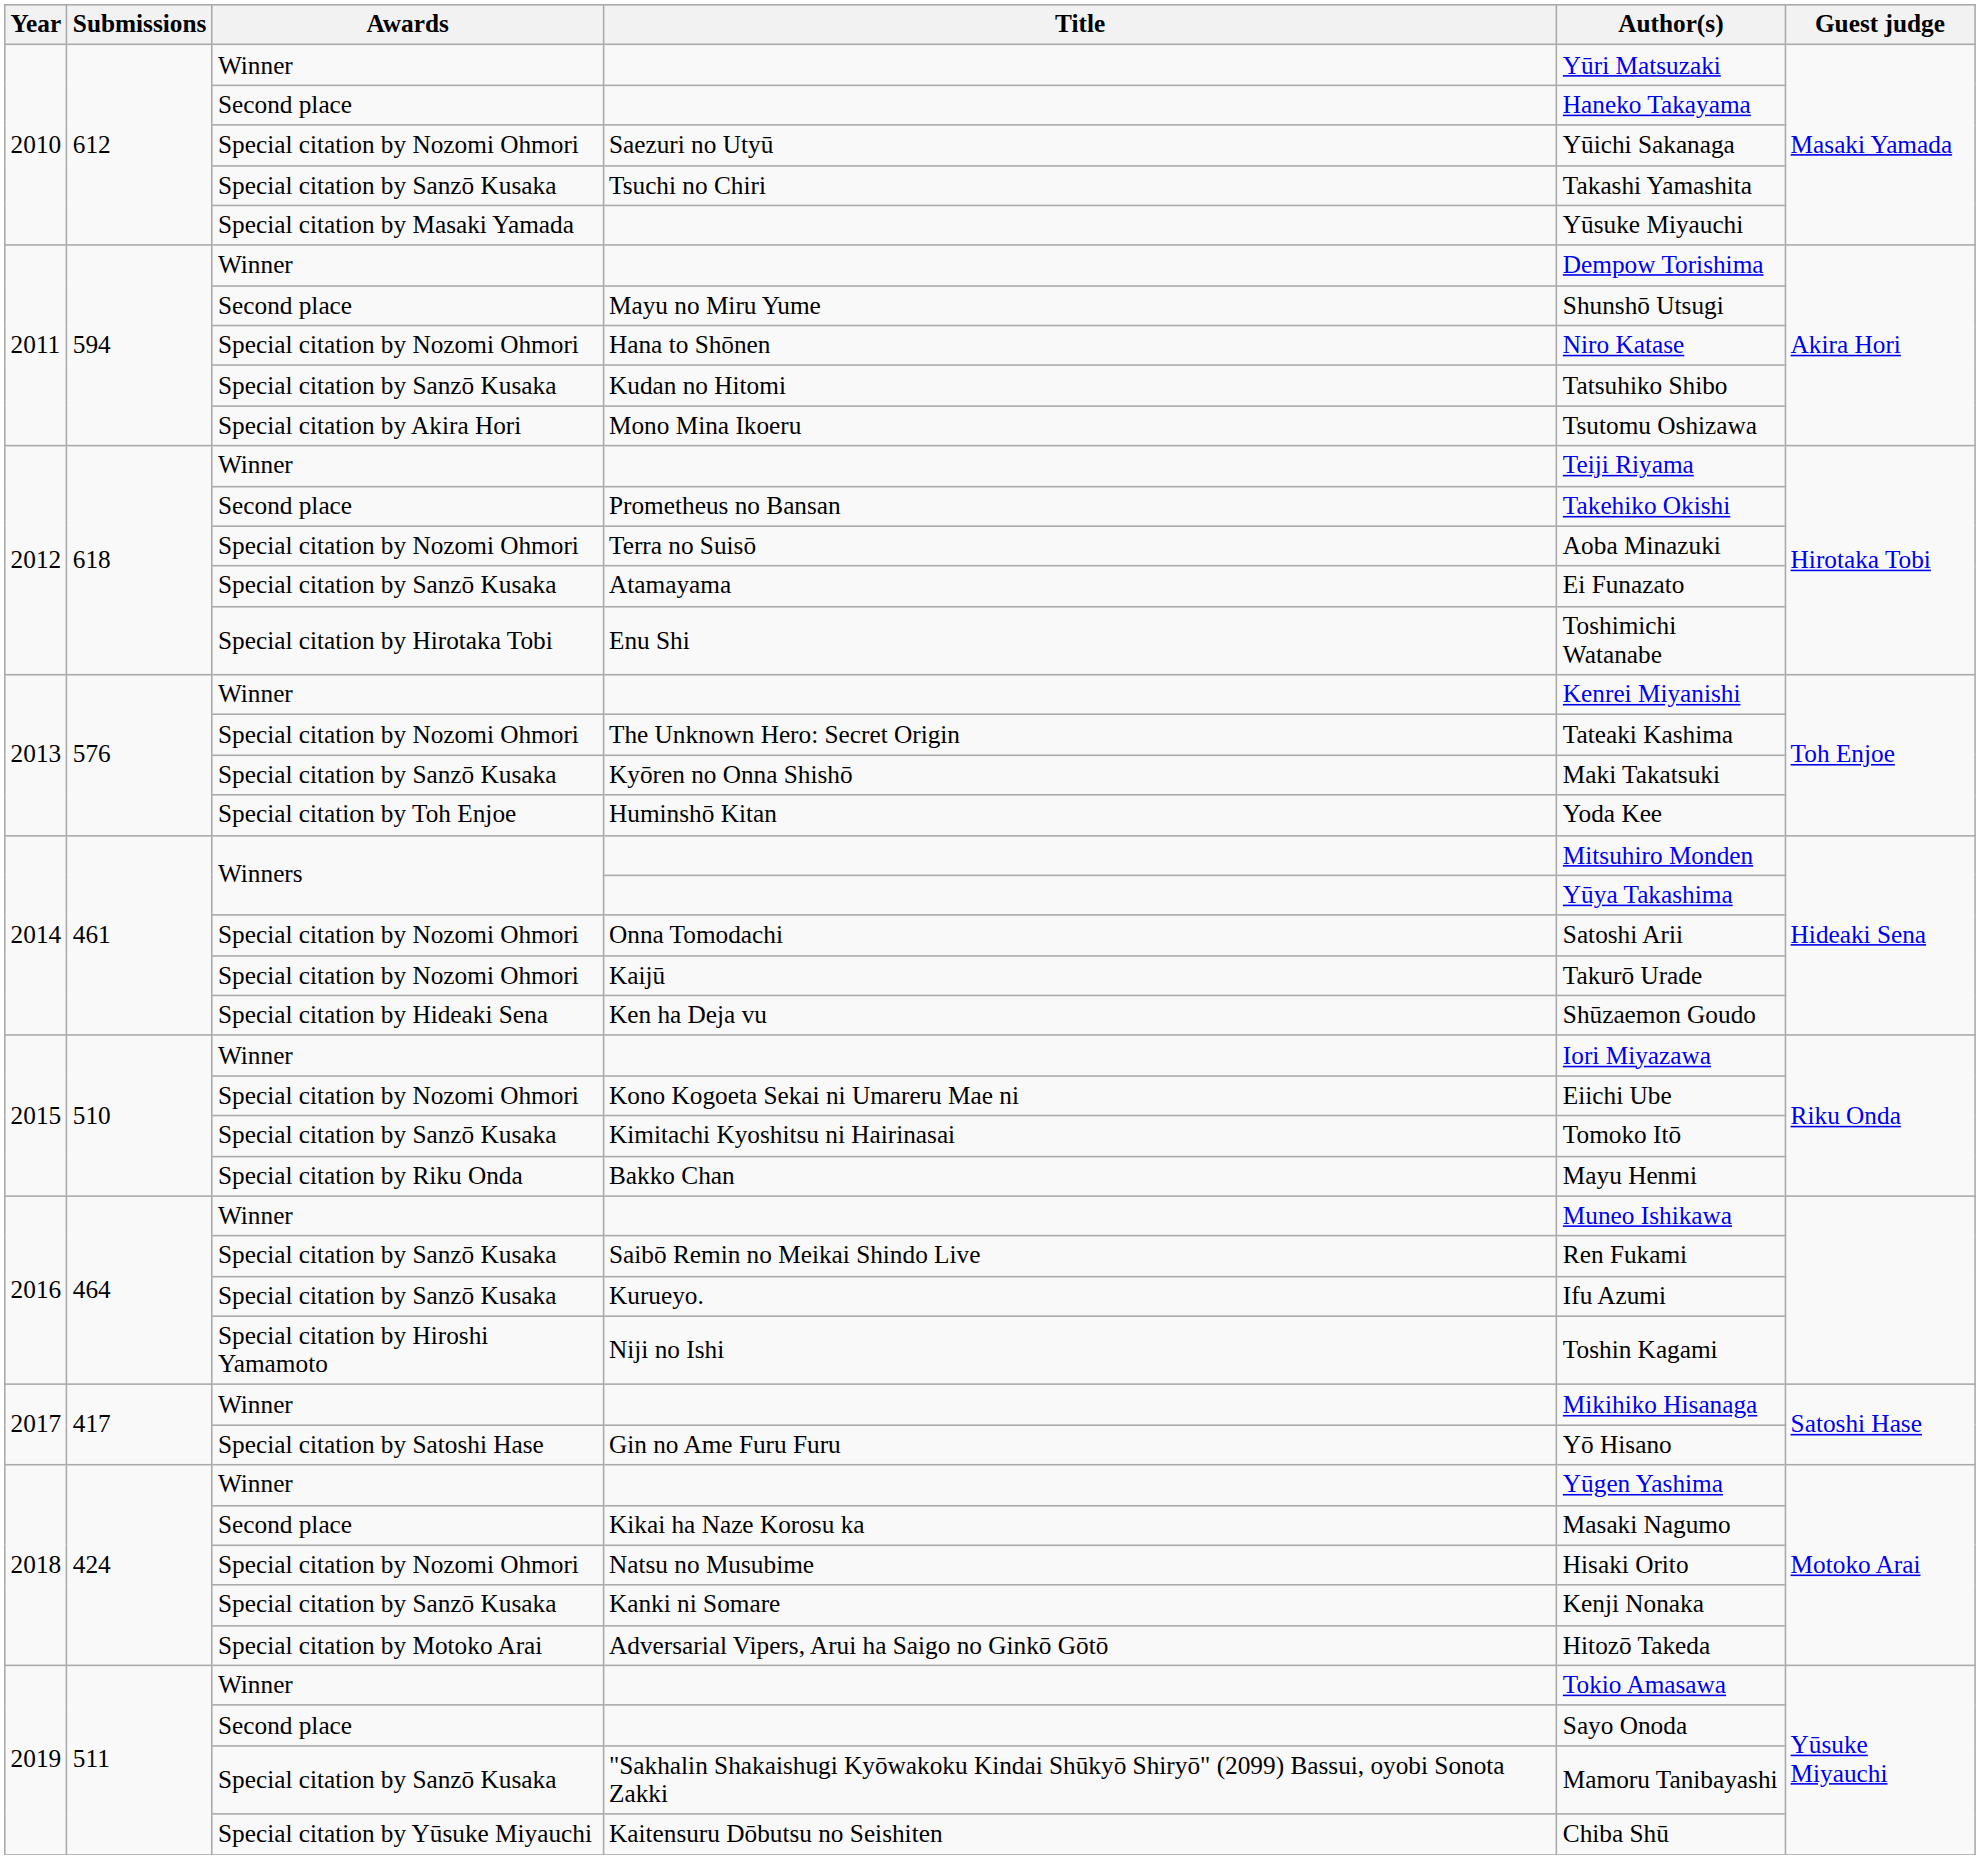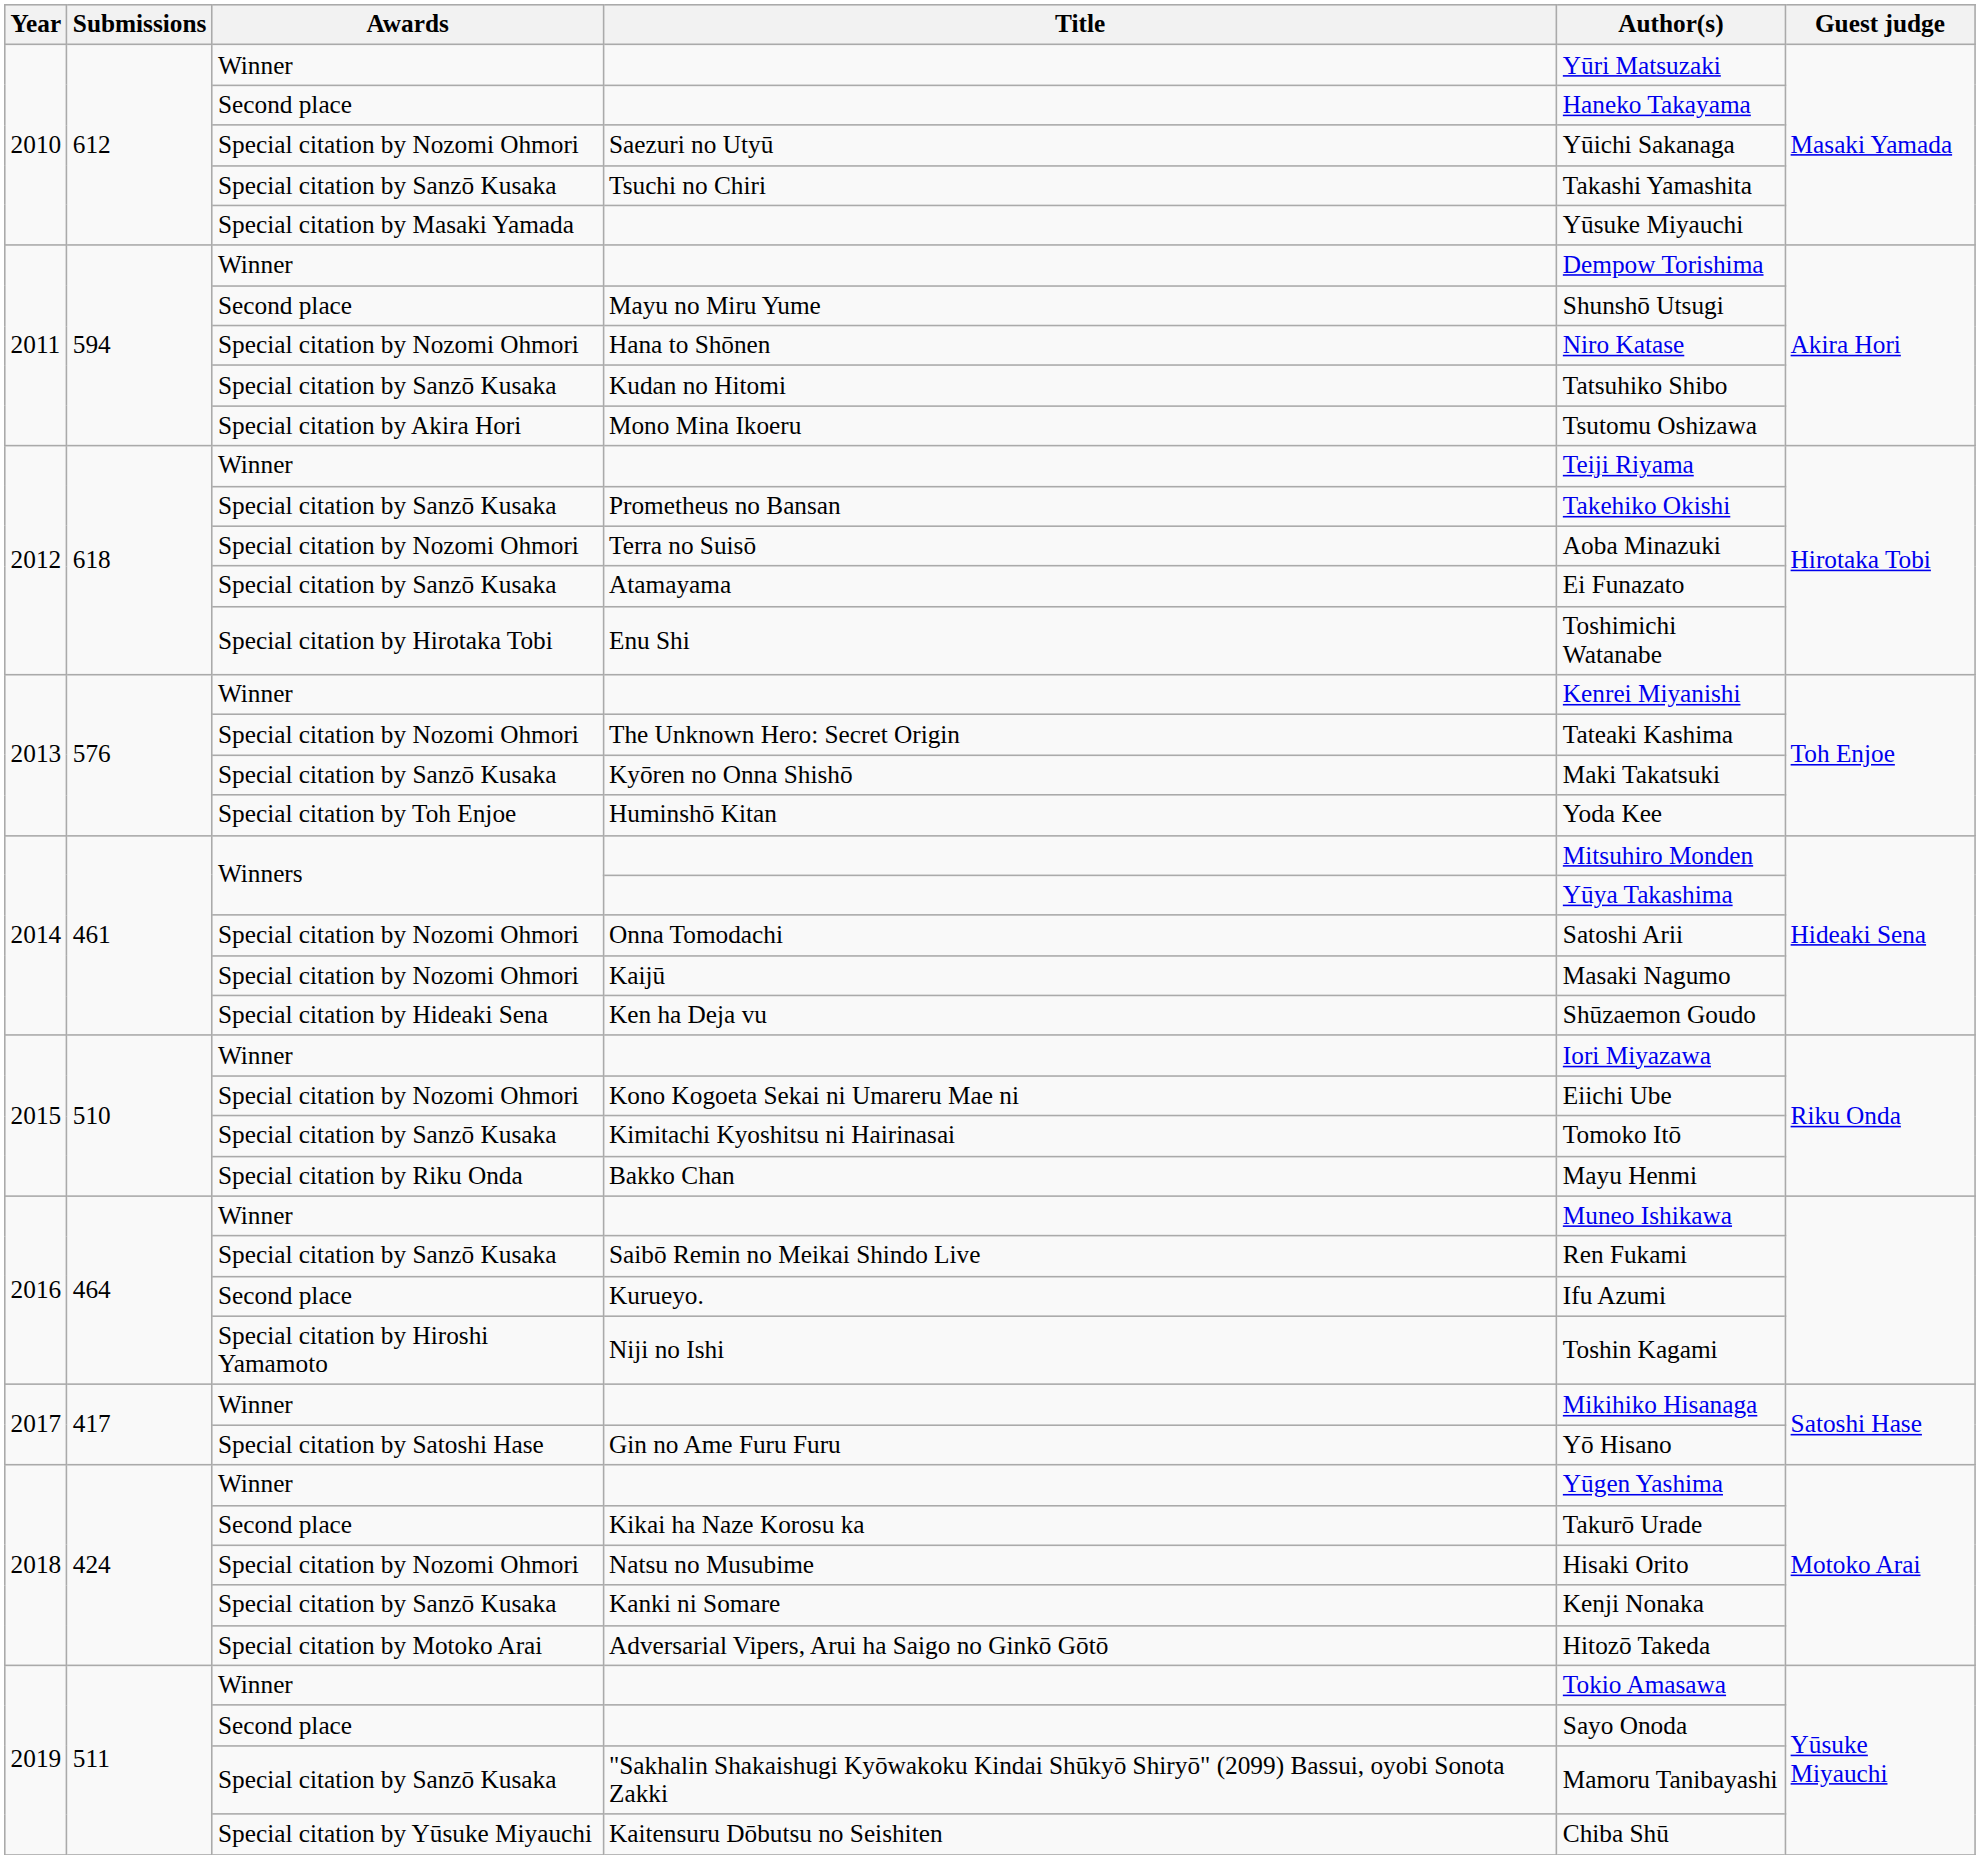(285, 505) Second place -> (387, 505) Special citation by Sanzō Kusaka
(1632, 975) Takurō Urade -> (1647, 975) Masaki Nagumo
(387, 1295) Special citation by Sanzō Kusaka -> (285, 1295) Second place
(1647, 1524) Masaki Nagumo -> (1632, 1524) Takurō Urade
